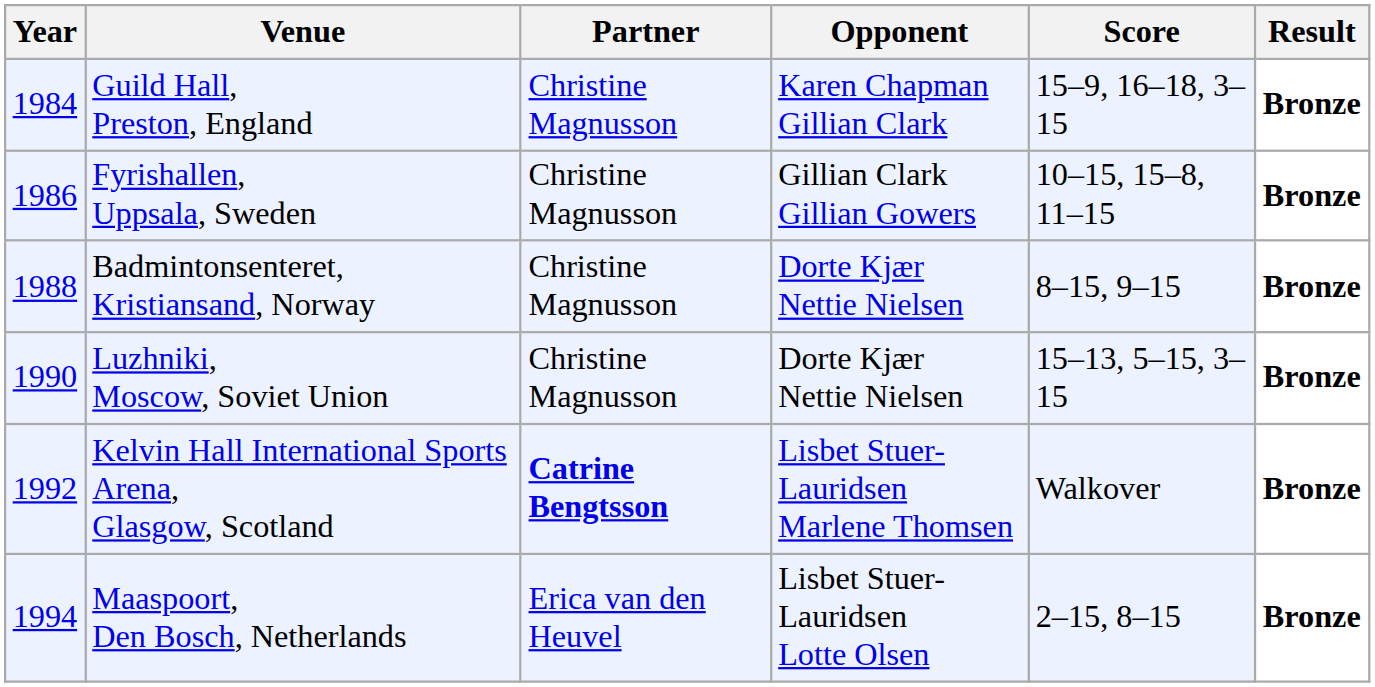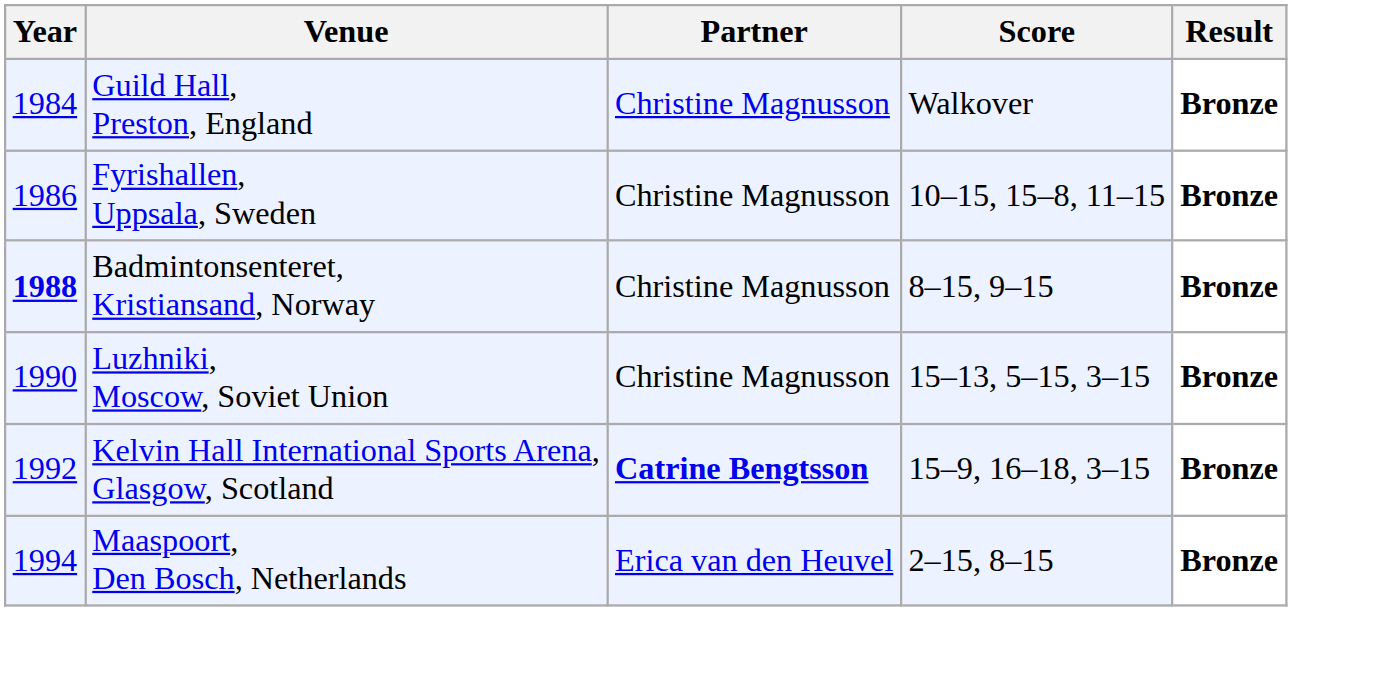- column: (899, 31)
(1140, 103) 15–9, 16–18, 3–15 -> (971, 103) Walkover
(45, 286) normal -> (45, 286) bold
(1098, 487) Walkover -> (1029, 468) 15–9, 16–18, 3–15
